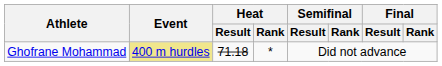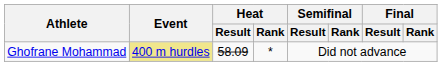(233, 52) 71.18 -> (233, 52) 58.09
